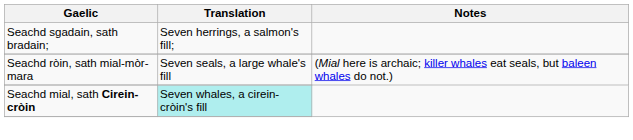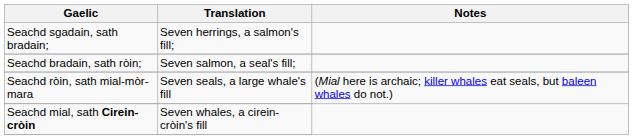+ row: (74, 63)
(220, 100) paleturquoise background -> (220, 119) no background
